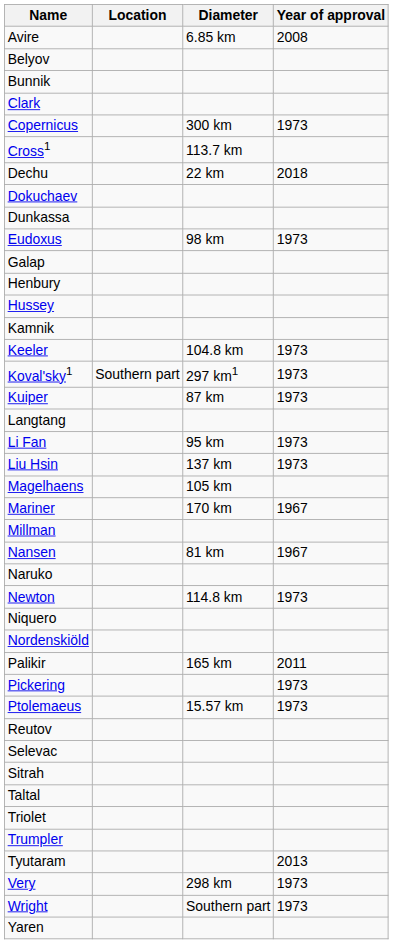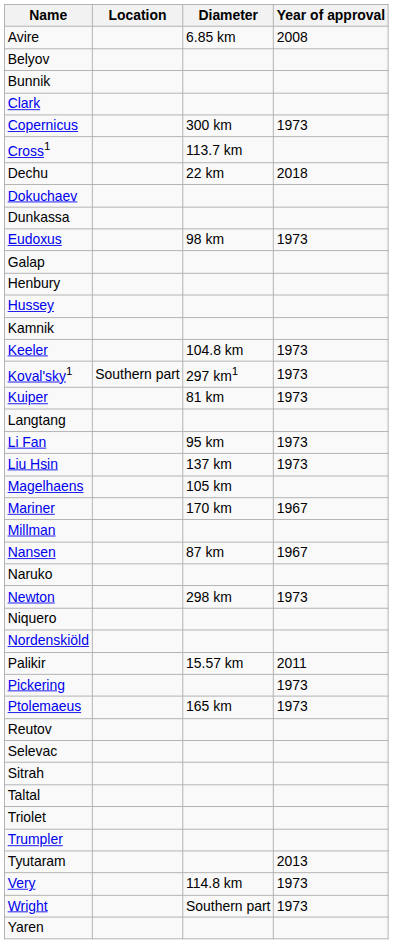(205, 398) 87 km -> (205, 398) 81 km
(205, 552) 81 km -> (205, 552) 87 km
(214, 597) 114.8 km -> (209, 597) 298 km
(209, 663) 165 km -> (215, 663) 15.57 km
(215, 707) 15.57 km -> (209, 707) 165 km
(209, 884) 298 km -> (214, 884) 114.8 km
